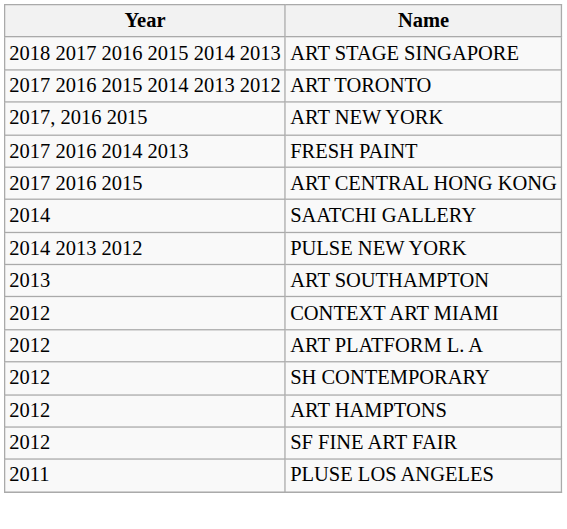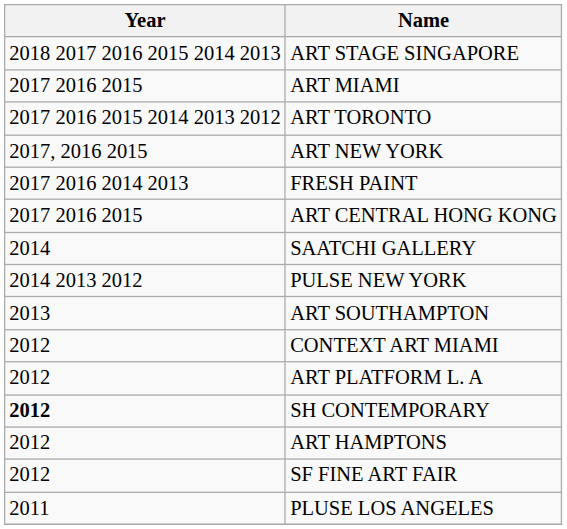+ row: (345, 85)
(30, 378) normal -> (30, 410) bold
